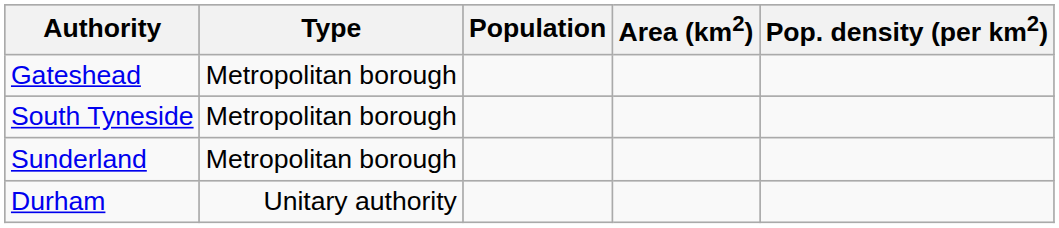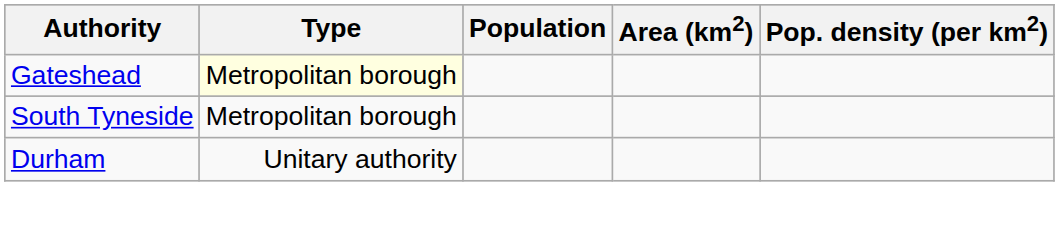(331, 74) no background -> (331, 74) lightyellow background
- row: (79, 159)
